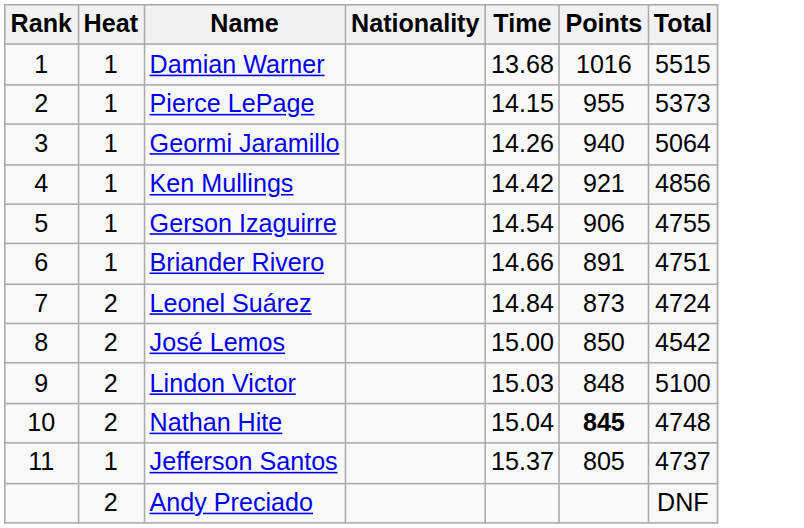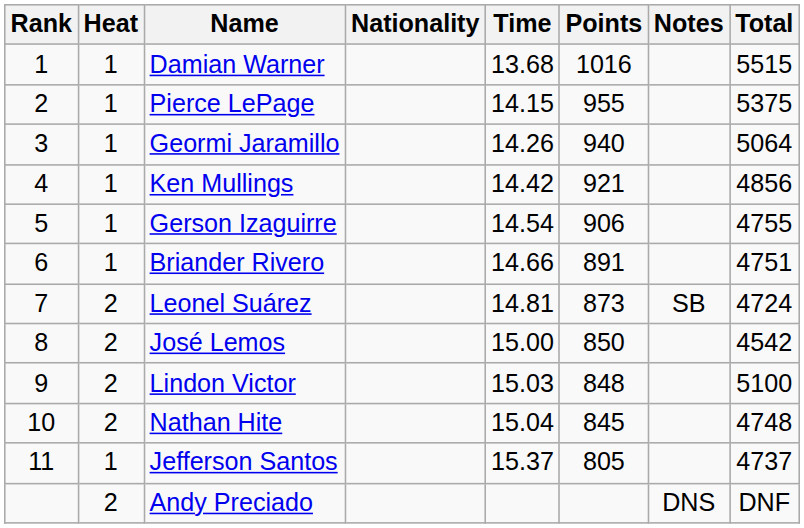+ column: (689, 24)
(683, 104) 5373 -> (764, 104) 5375
(522, 303) 14.84 -> (522, 303) 14.81
(604, 422) bold -> (604, 422) normal
